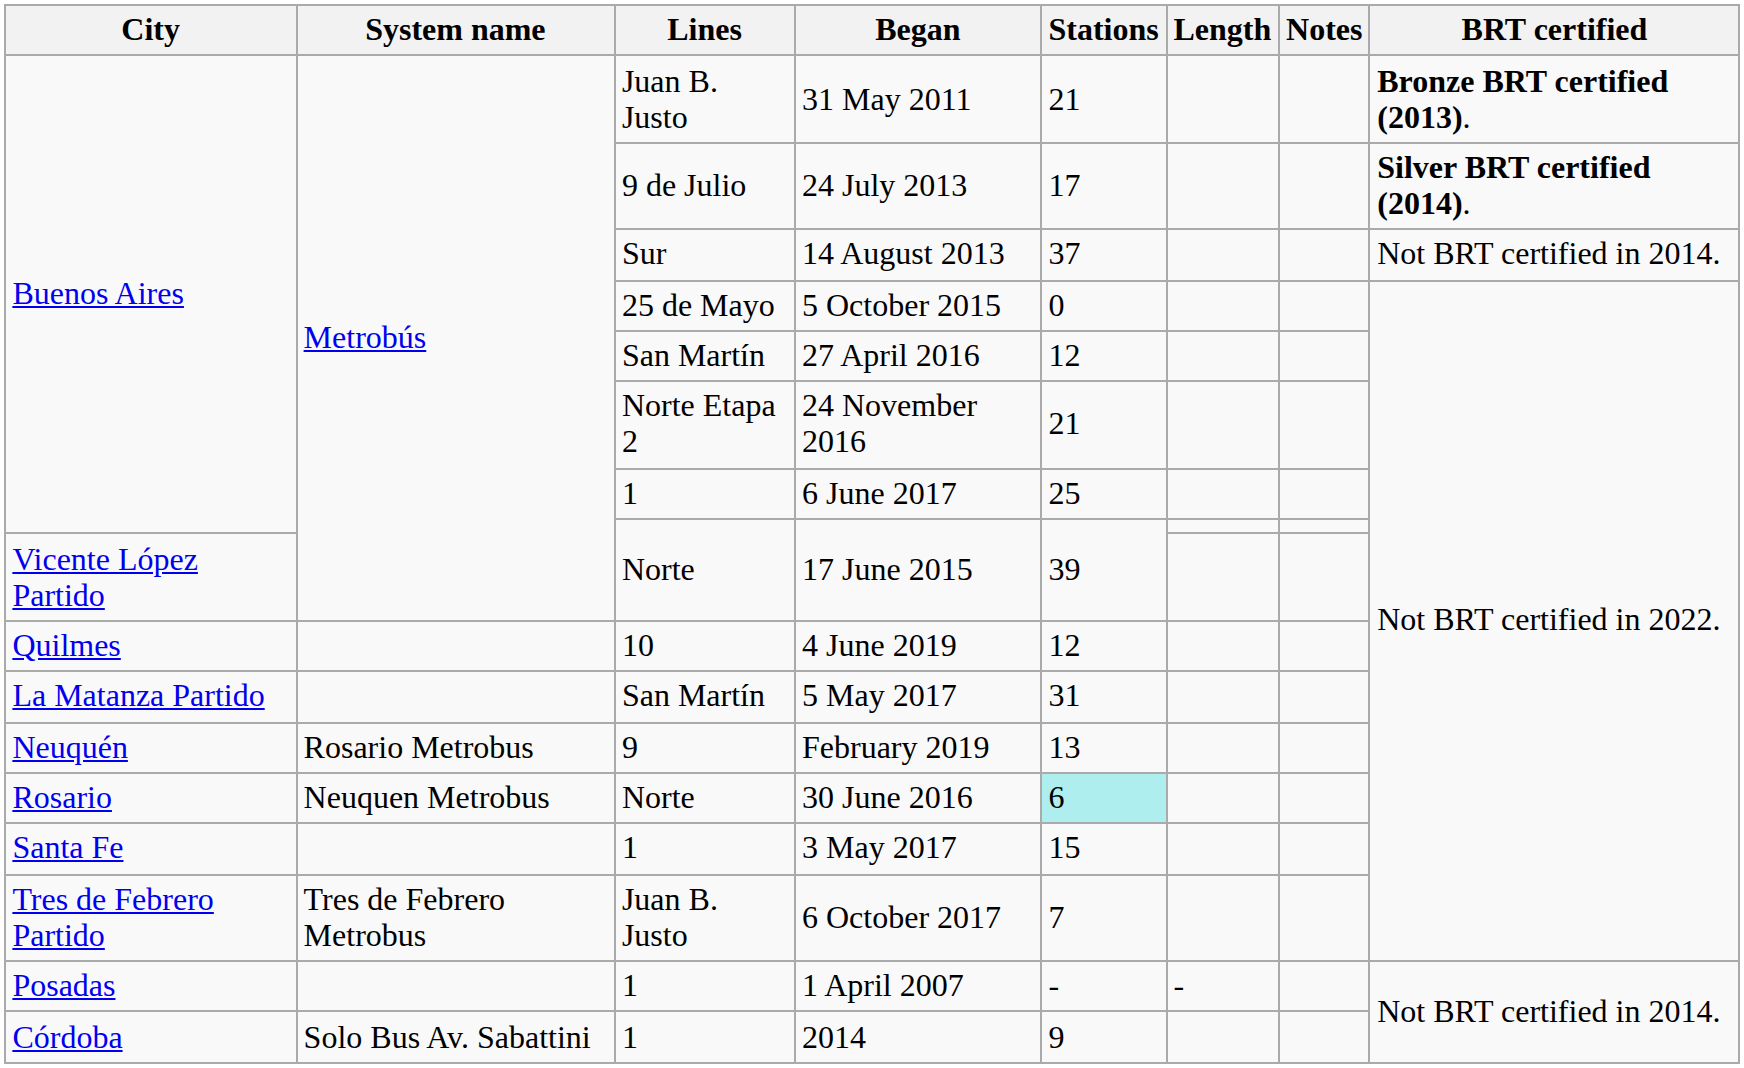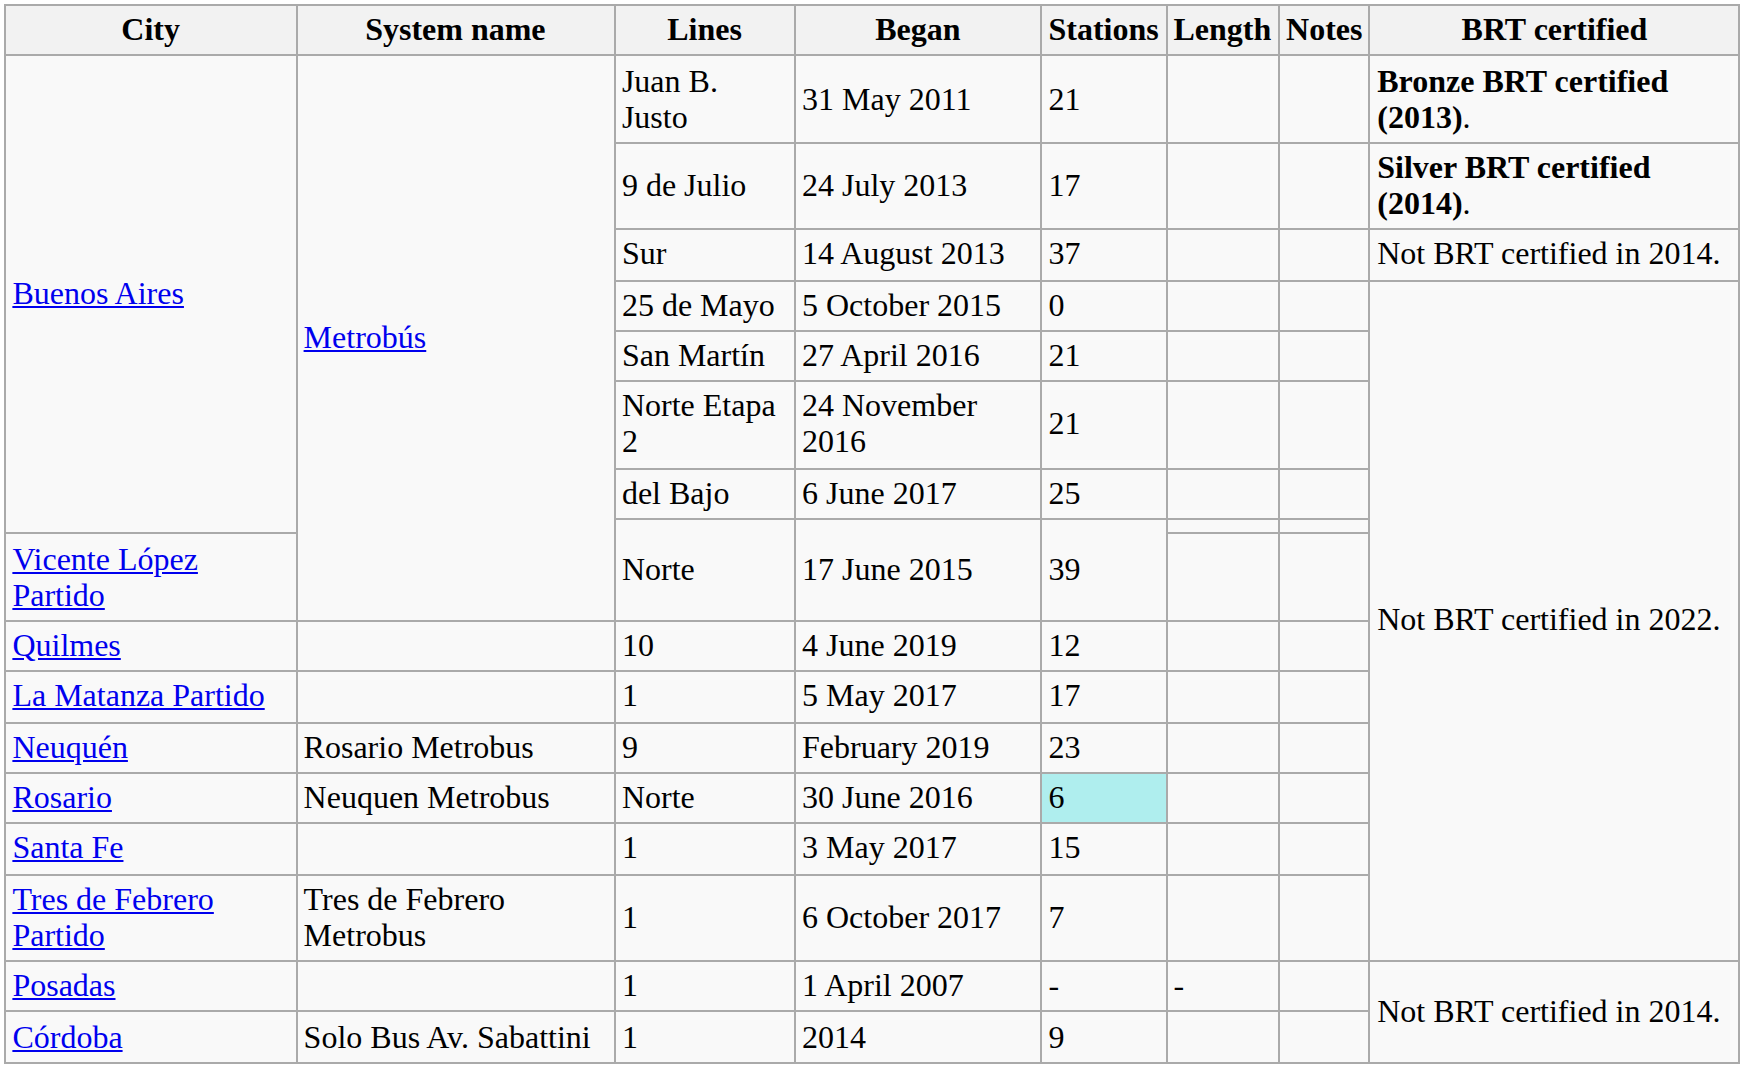(1064, 355) 12 -> (1064, 355) 21
(630, 493) 1 -> (676, 493) del Bajo
(693, 696) San Martín -> (630, 696) 1
(1064, 696) 31 -> (1064, 696) 17
(1064, 746) 13 -> (1064, 746) 23
(670, 917) Juan B. Justo -> (630, 917) 1
